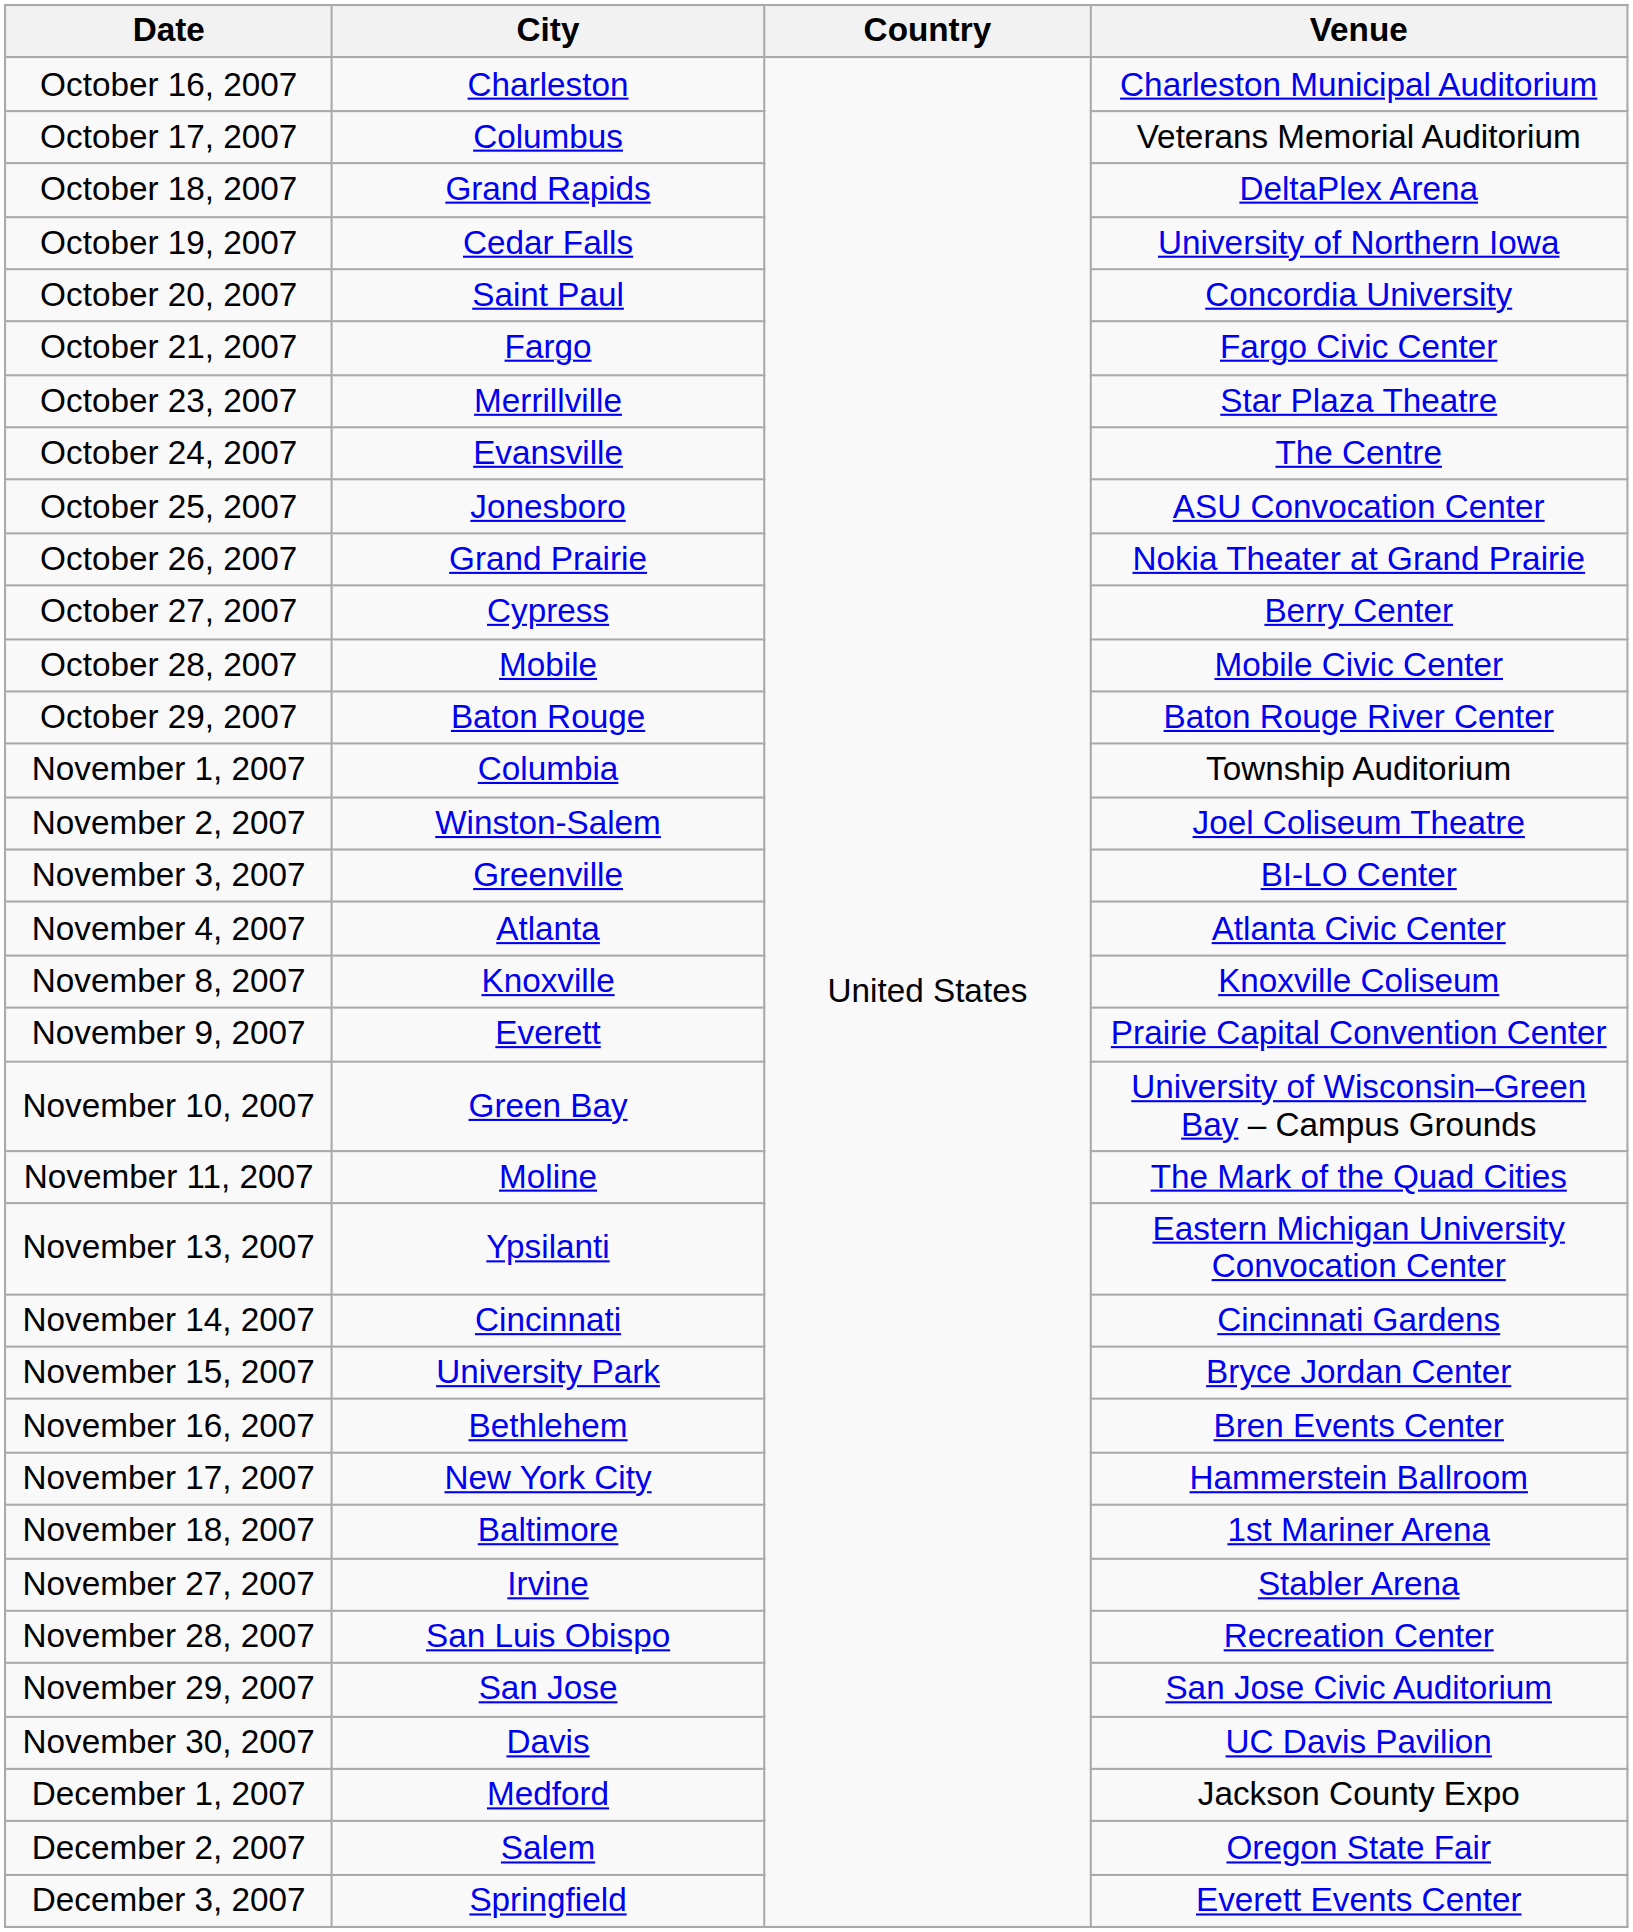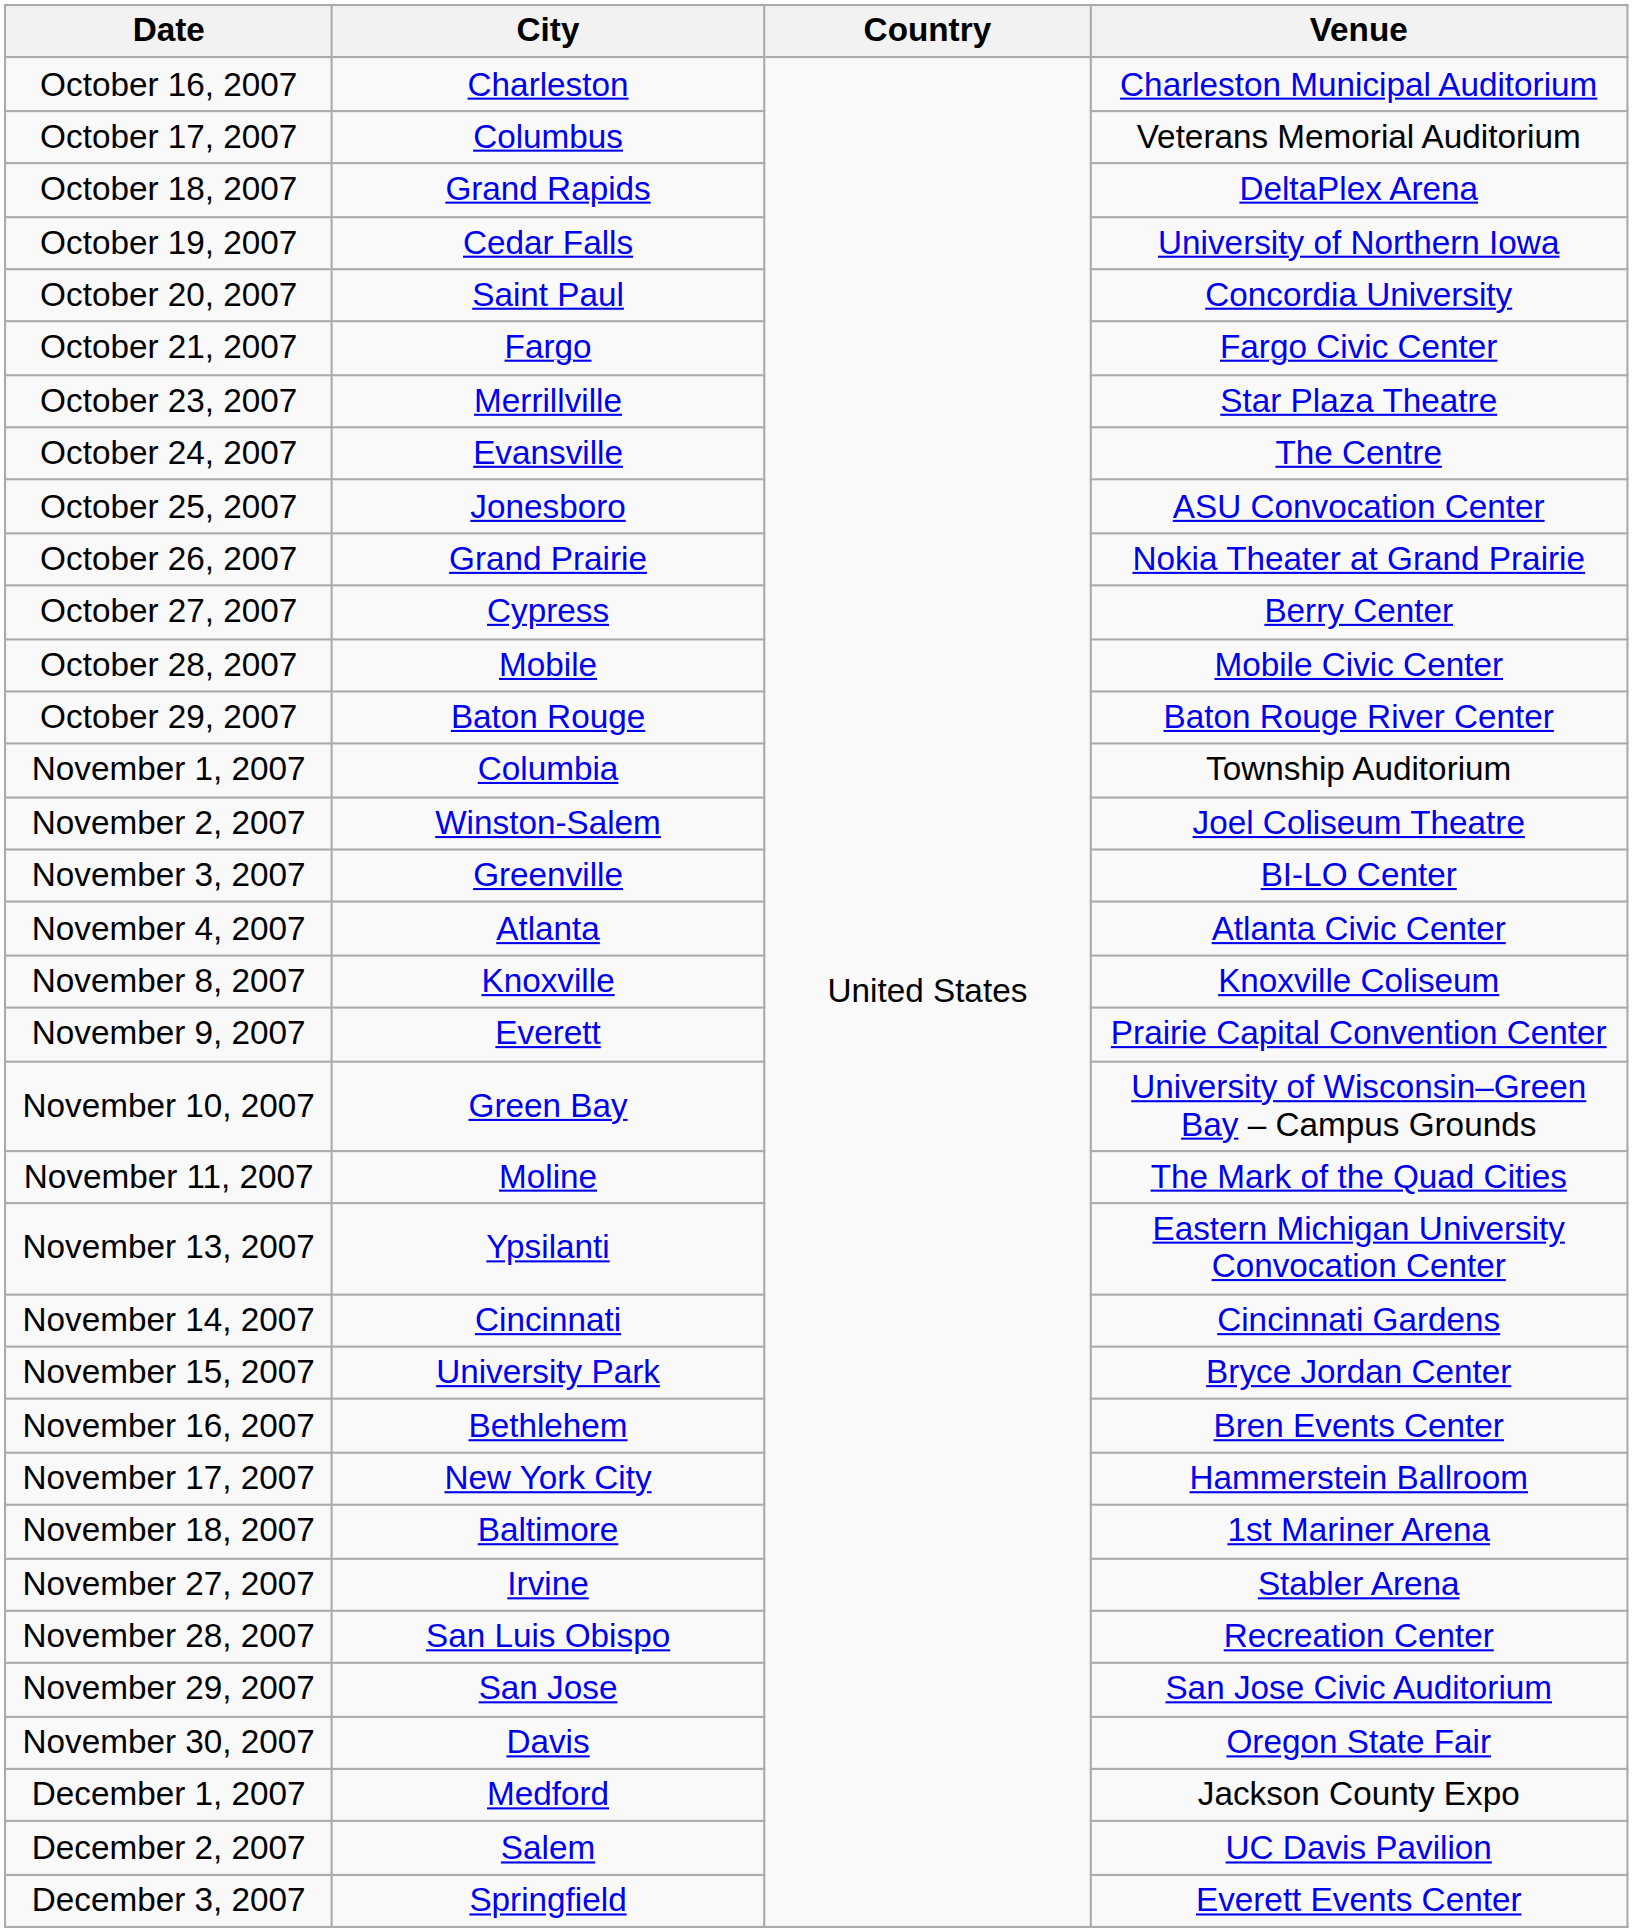(1359, 1741) UC Davis Pavilion -> (1359, 1741) Oregon State Fair
(1359, 1847) Oregon State Fair -> (1359, 1847) UC Davis Pavilion
